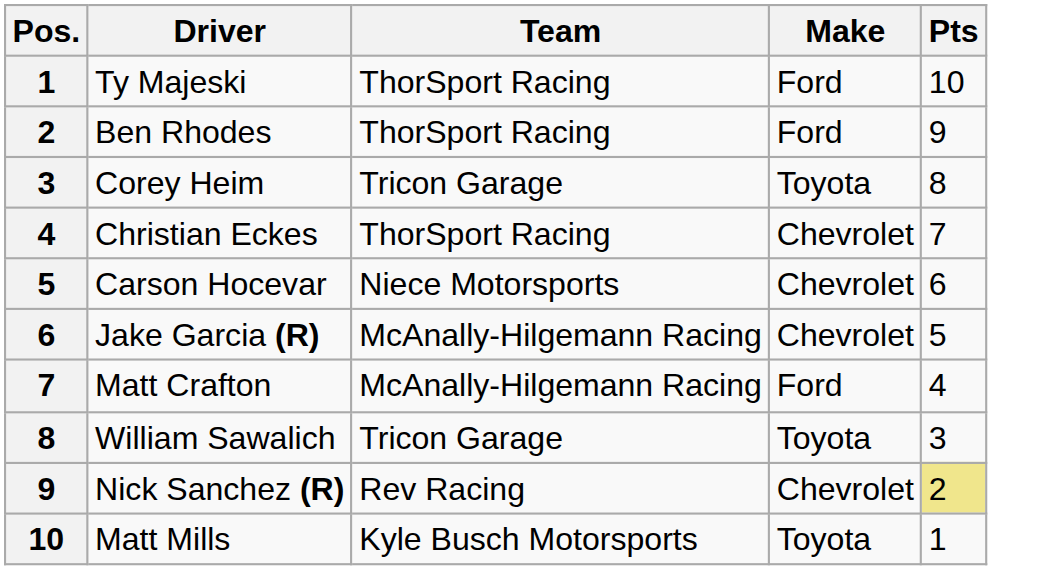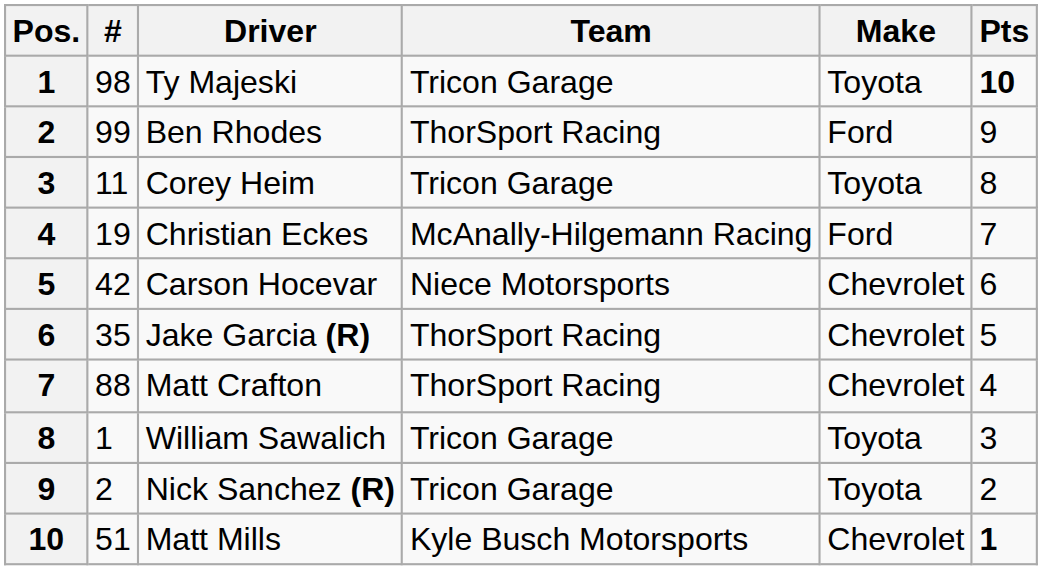+ column: (113, 31)
(485, 81) ThorSport Racing -> (512, 81) Tricon Garage
(810, 81) Ford -> (875, 81) Toyota
(947, 81) normal -> (997, 81) bold
(485, 234) ThorSport Racing -> (611, 234) McAnally-Hilgemann Racing
(845, 234) Chevrolet -> (860, 234) Ford
(561, 335) McAnally-Hilgemann Racing -> (535, 335) ThorSport Racing
(561, 386) McAnally-Hilgemann Racing -> (535, 386) ThorSport Racing
(810, 386) Ford -> (896, 386) Chevrolet
(442, 488) Rev Racing -> (512, 488) Tricon Garage
(845, 488) Chevrolet -> (875, 488) Toyota
(938, 488) khaki background -> (988, 488) no background
(824, 538) Toyota -> (896, 538) Chevrolet
(938, 538) normal -> (988, 538) bold
